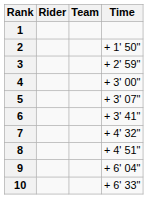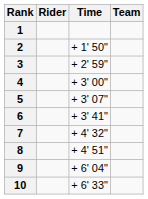columns swapped: (85, 13) <-> (122, 13)
